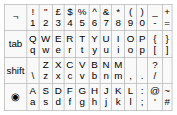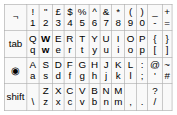(46, 44) normal -> (46, 44) bold
rows swapped: (16, 97) <-> (16, 70)
